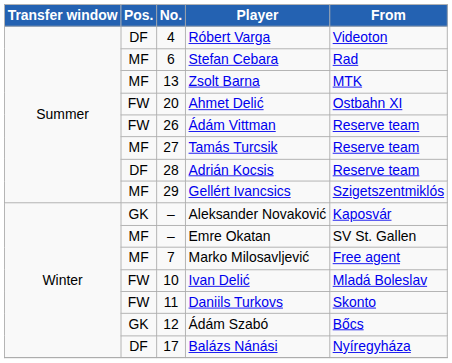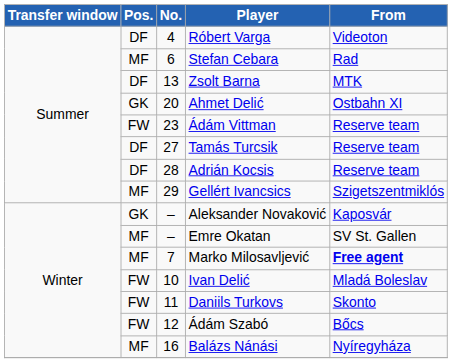(139, 81) MF -> (139, 81) DF
(139, 103) FW -> (139, 103) GK
(171, 125) 26 -> (171, 125) 23
(139, 147) MF -> (139, 147) DF
(366, 258) normal -> (368, 258) bold
(139, 324) GK -> (139, 324) FW
(139, 346) DF -> (139, 346) MF
(171, 346) 17 -> (171, 346) 16
